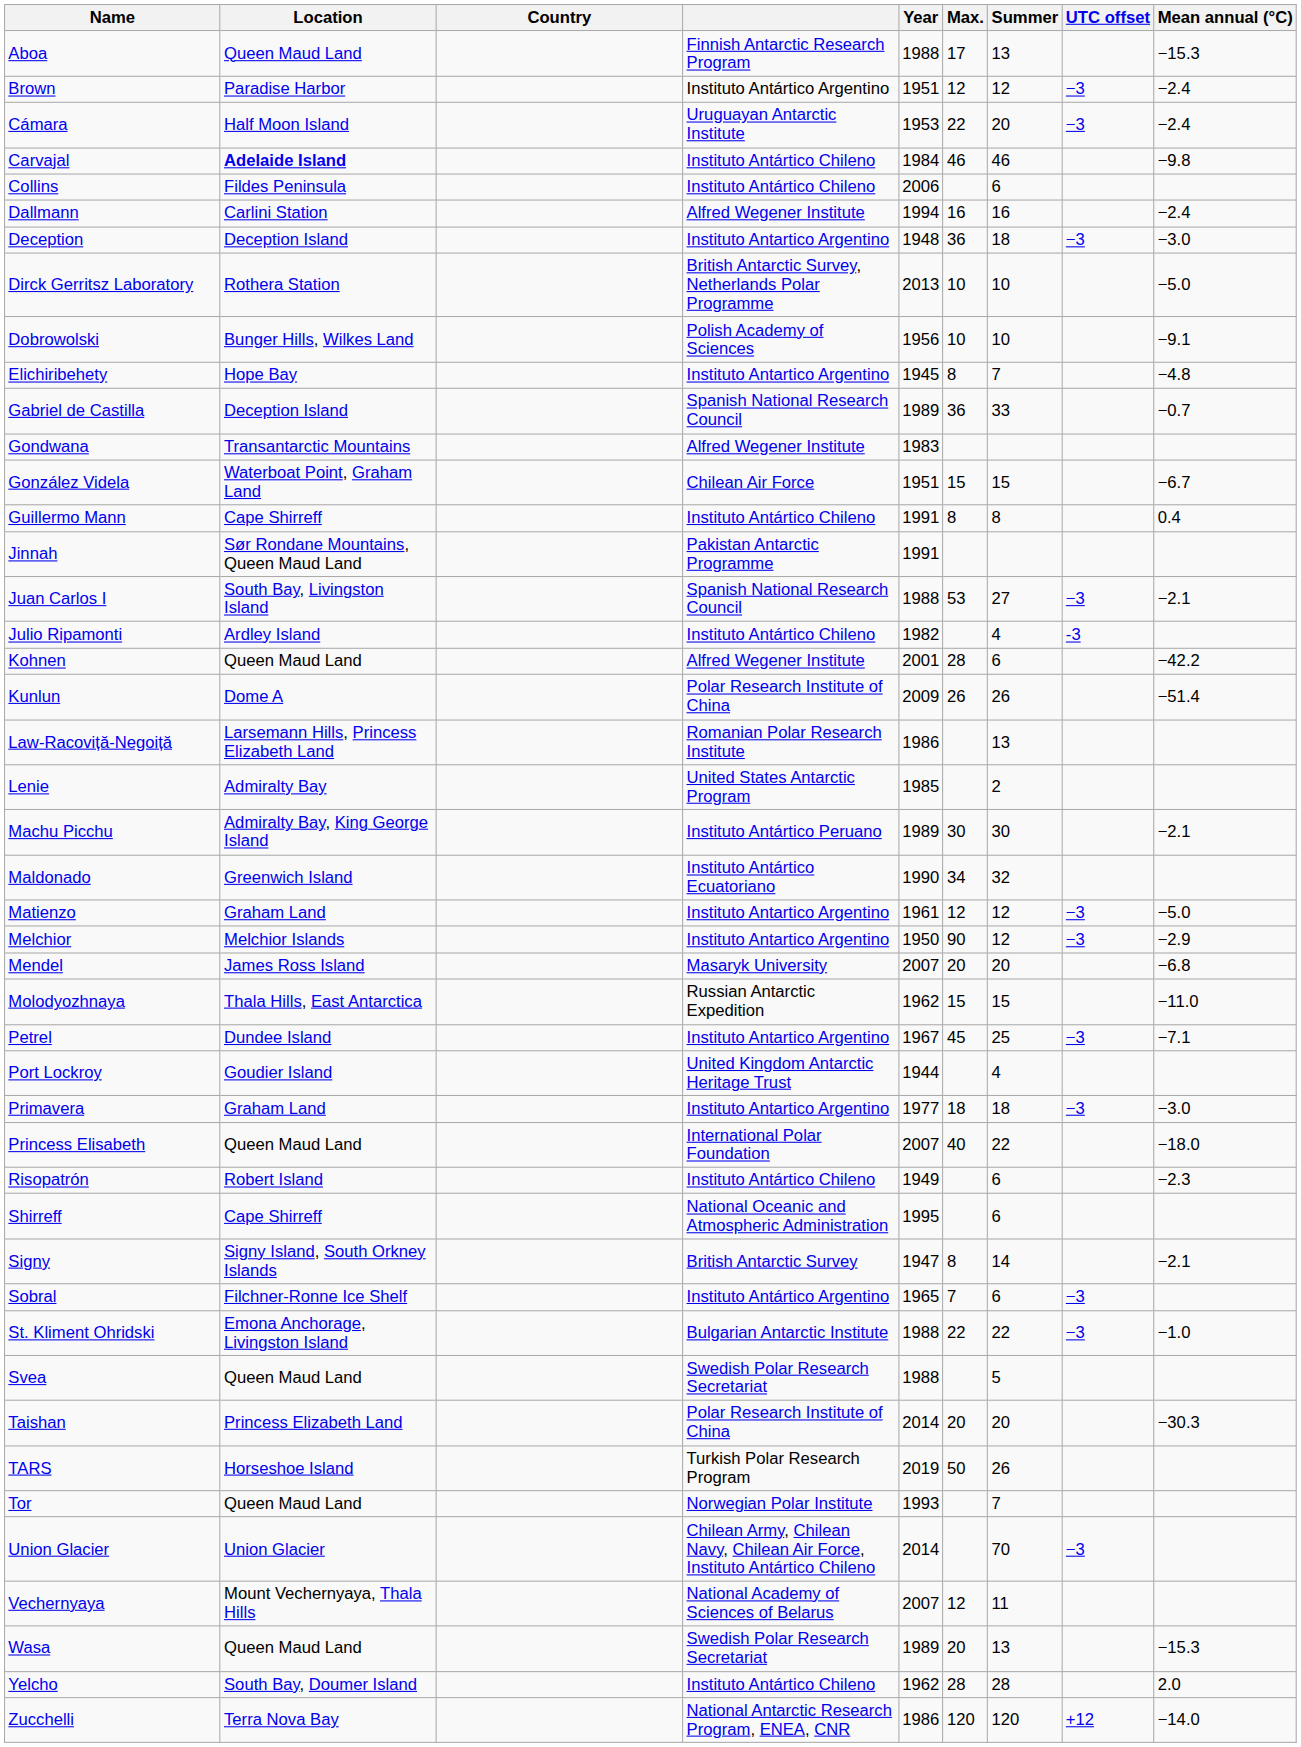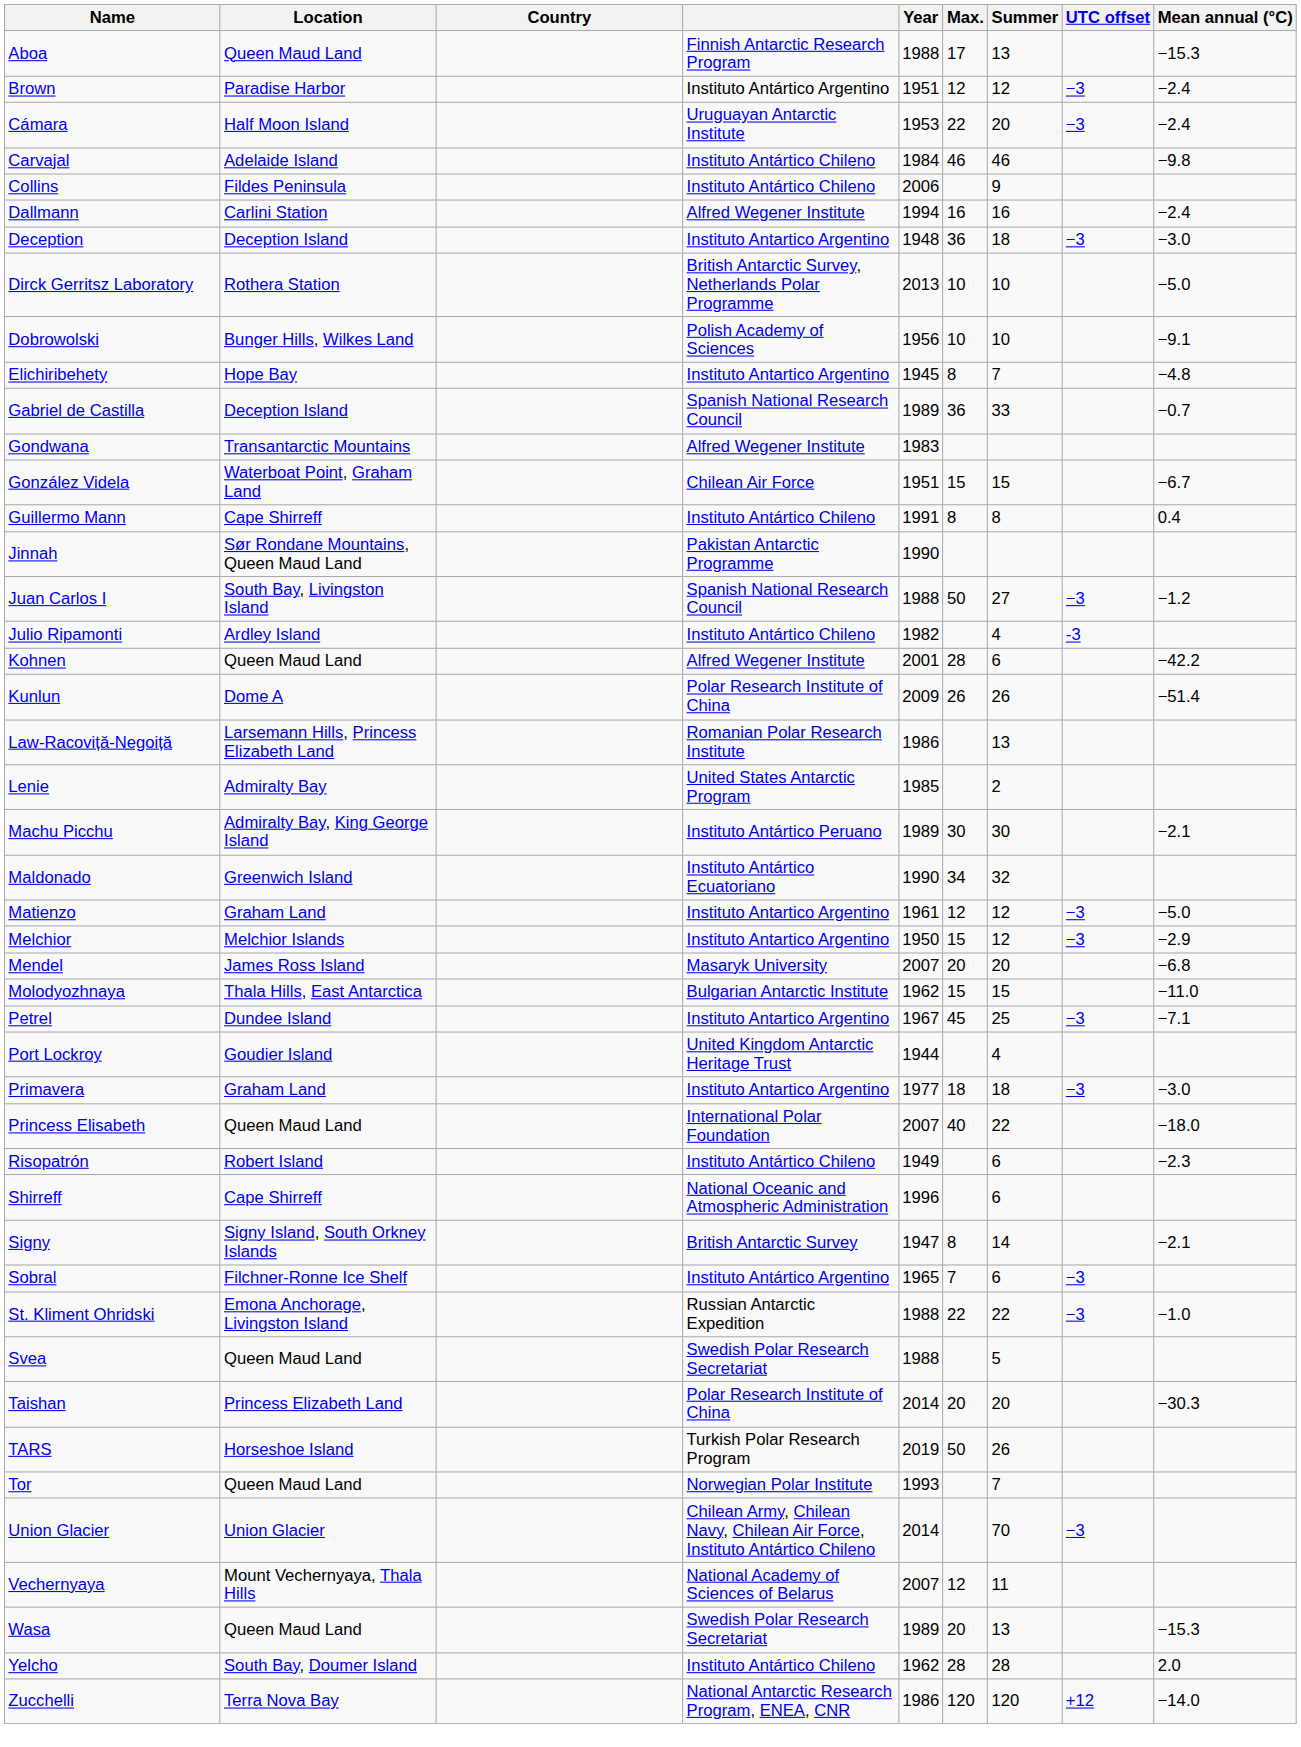(285, 160) bold -> (281, 160) normal
(996, 187) 6 -> (996, 187) 9
(921, 553) 1991 -> (921, 553) 1990
(956, 599) 53 -> (956, 599) 50
(1174, 599) −2.1 -> (1174, 599) −1.2
(956, 939) 90 -> (956, 939) 15
(751, 1001) Russian Antarctic Expedition -> (787, 992) Bulgarian Antarctic Institute
(921, 1216) 1995 -> (921, 1197) 1996
(787, 1332) Bulgarian Antarctic Institute -> (751, 1314) Russian Antarctic Expedition
